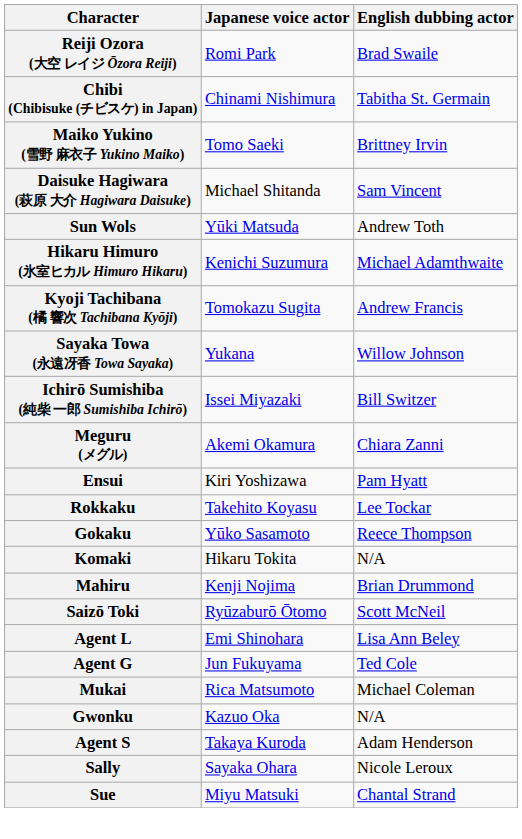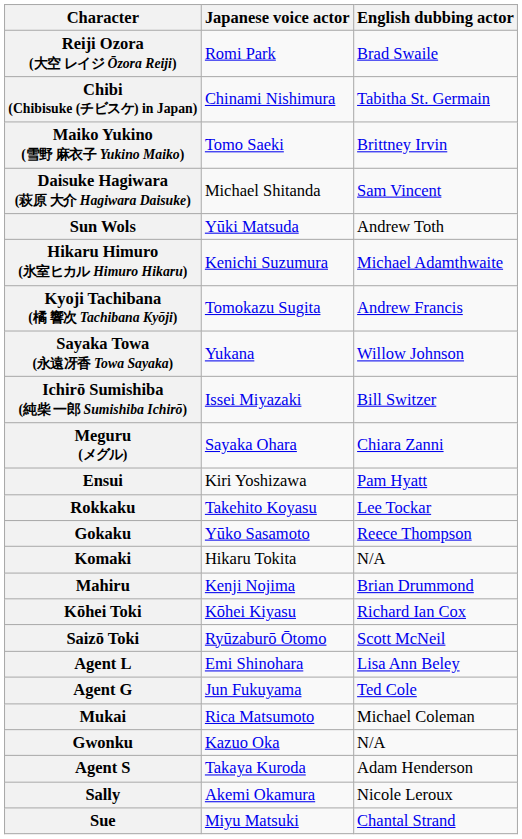(260, 445) Akemi Okamura -> (251, 445) Sayaka Ohara
+ row: (103, 611)
(251, 768) Sayaka Ohara -> (260, 794) Akemi Okamura
